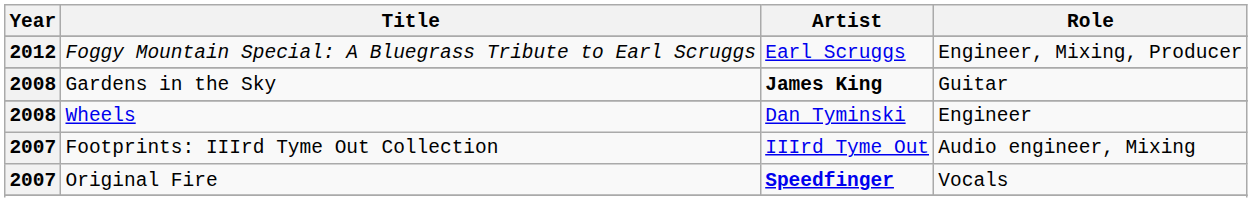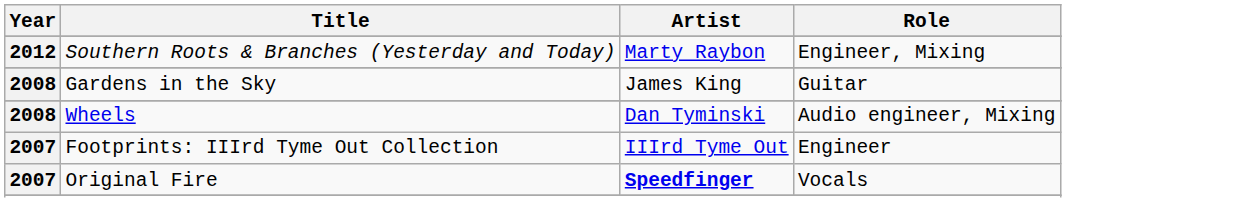- row: (411, 52)
+ row: (341, 52)
(824, 84) bold -> (683, 84) normal
(985, 116) Engineer -> (927, 116) Audio engineer, Mixing
(1067, 148) Audio engineer, Mixing -> (845, 148) Engineer
